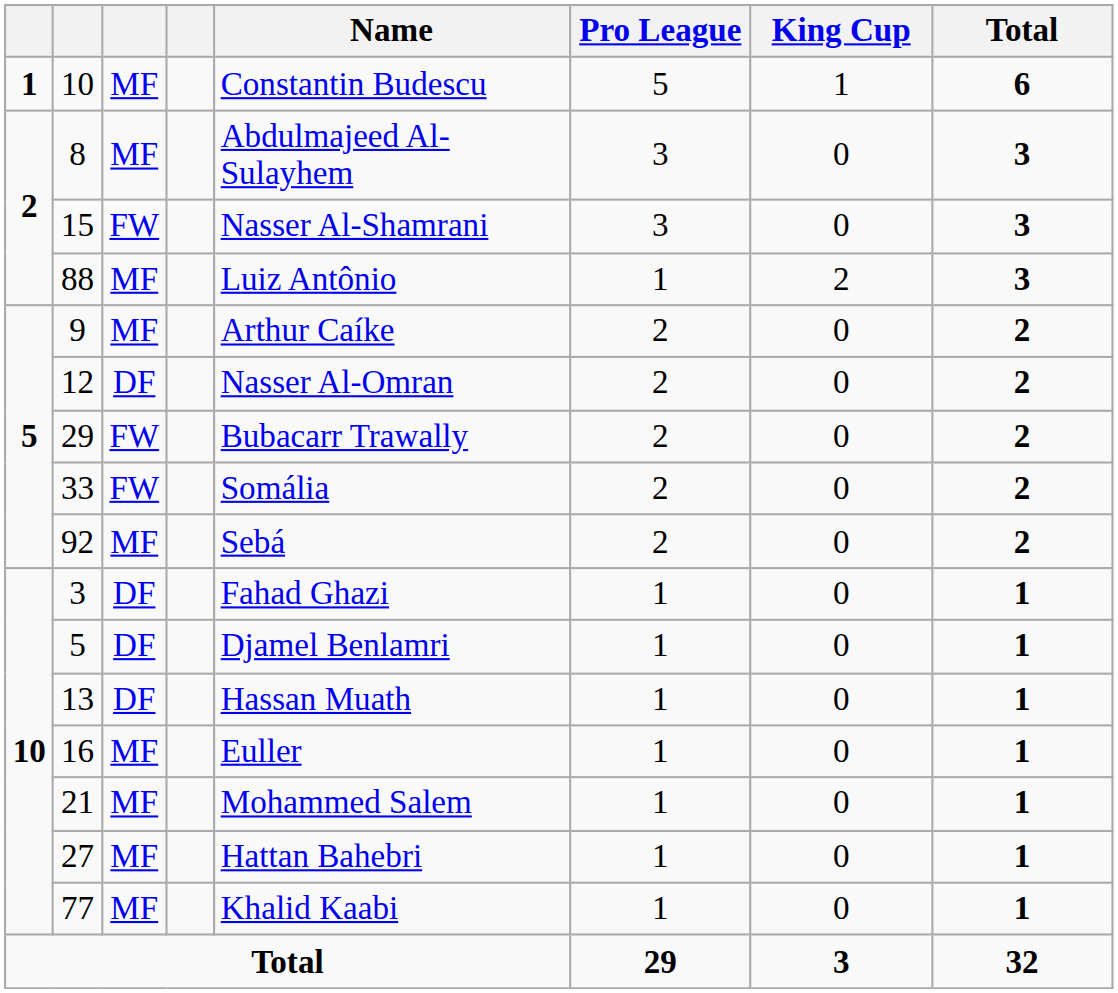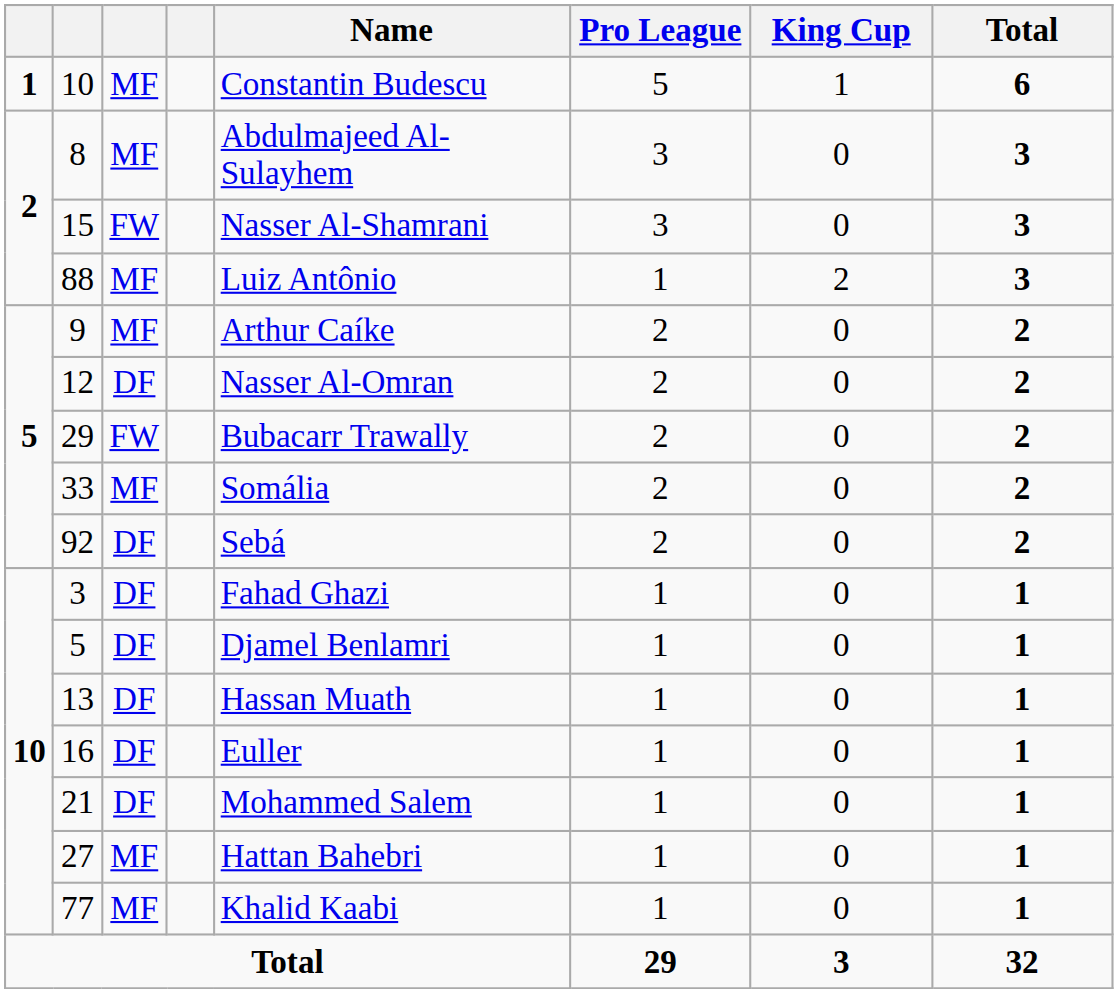(134, 488) FW -> (134, 488) MF
(134, 540) MF -> (134, 540) DF
(134, 750) MF -> (134, 750) DF
(134, 803) MF -> (134, 803) DF
